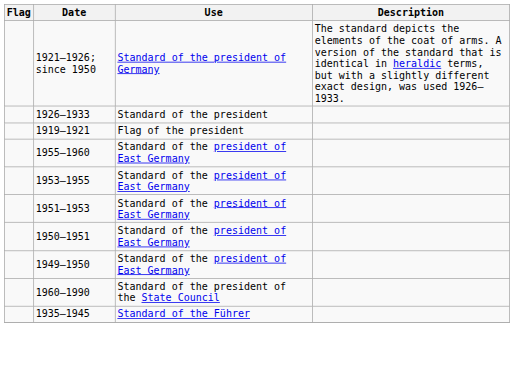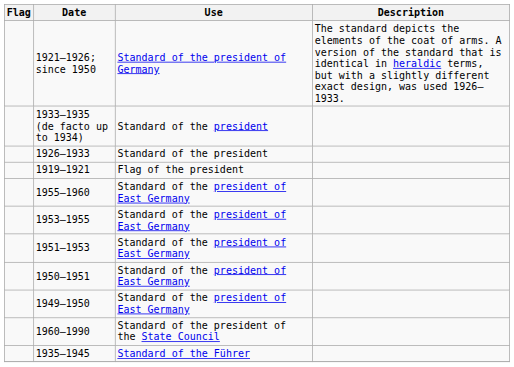+ row: (72, 126)
